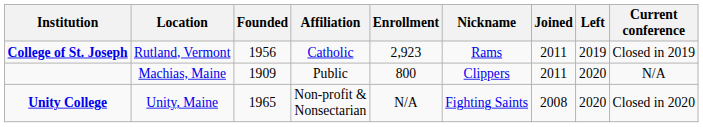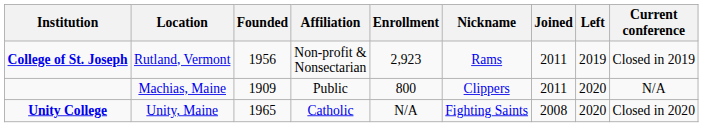(330, 52) Catholic -> (330, 59) Non-profit & Nonsectarian
(330, 102) Non-profit & Nonsectarian -> (330, 110) Catholic
